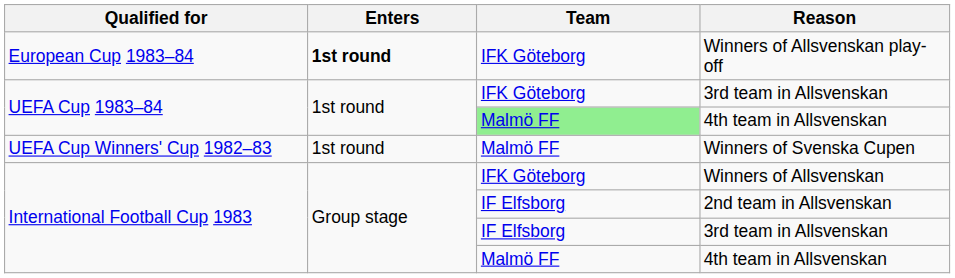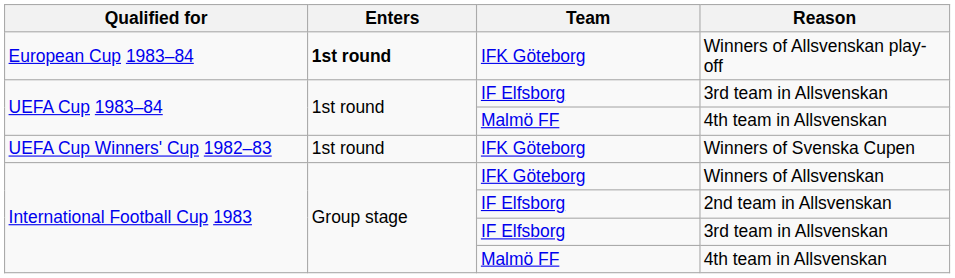(533, 93) IFK Göteborg -> (523, 93) IF Elfsborg
(520, 120) lightgreen background -> (520, 120) no background
(520, 148) Malmö FF -> (533, 148) IFK Göteborg
